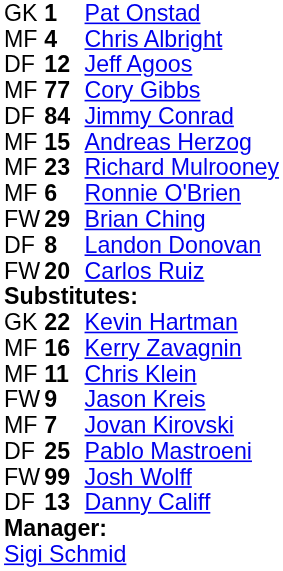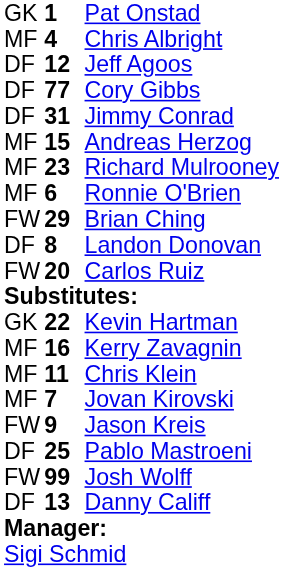(21, 90) MF -> (19, 90) DF
(57, 116) 84 -> (57, 116) 31
rows swapped: (145, 399) <-> (159, 425)
